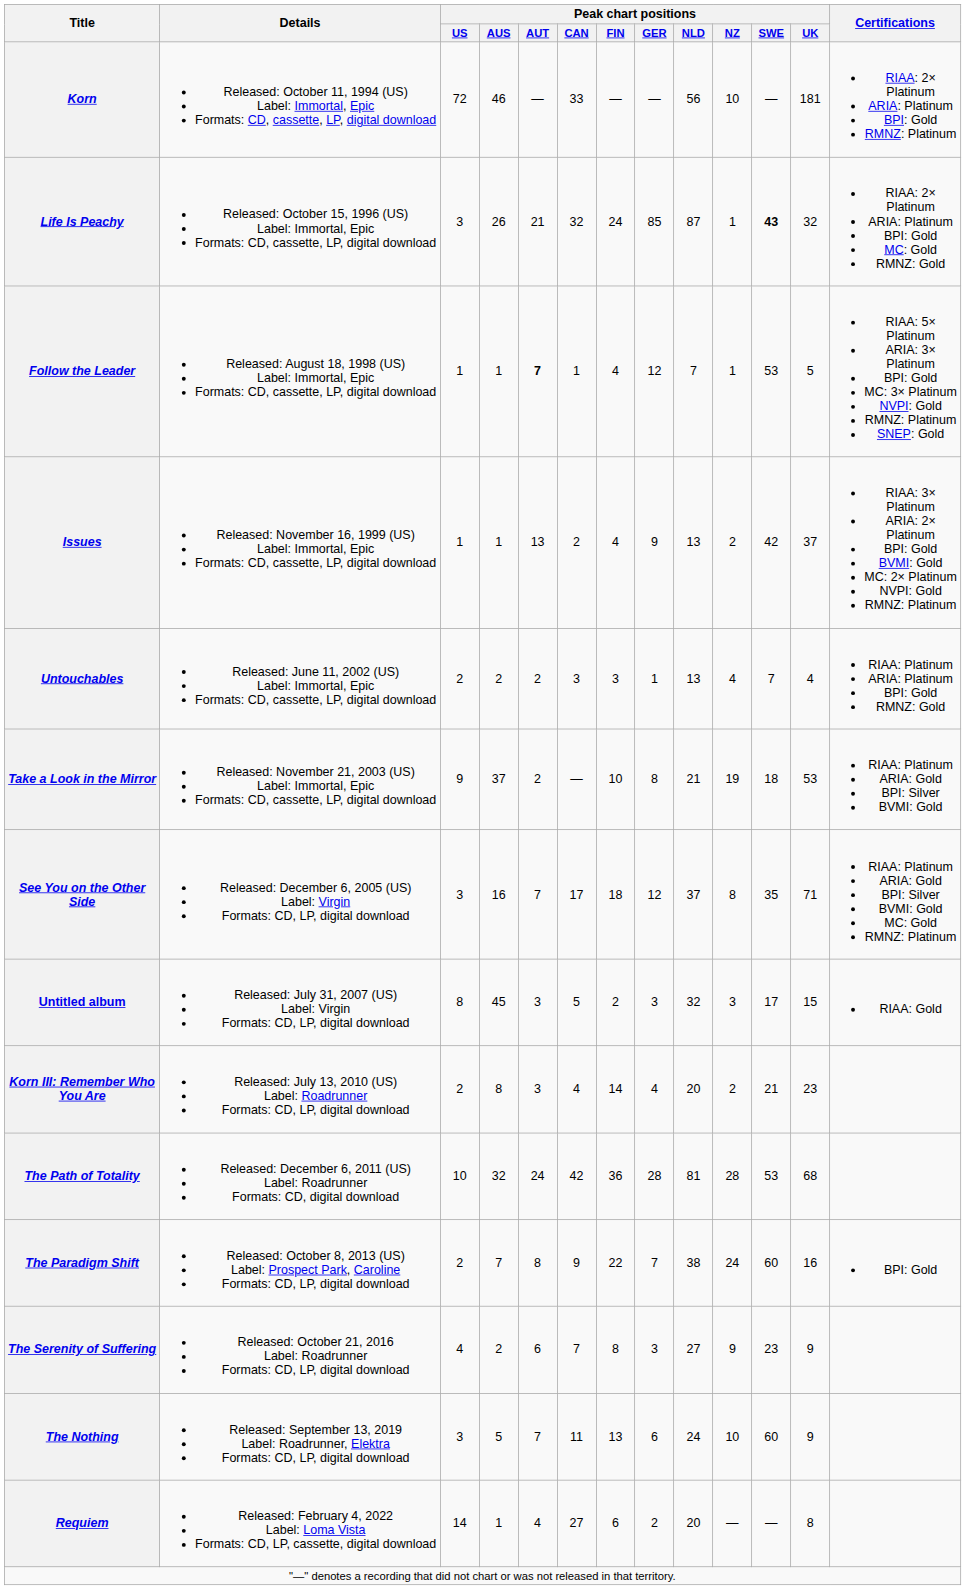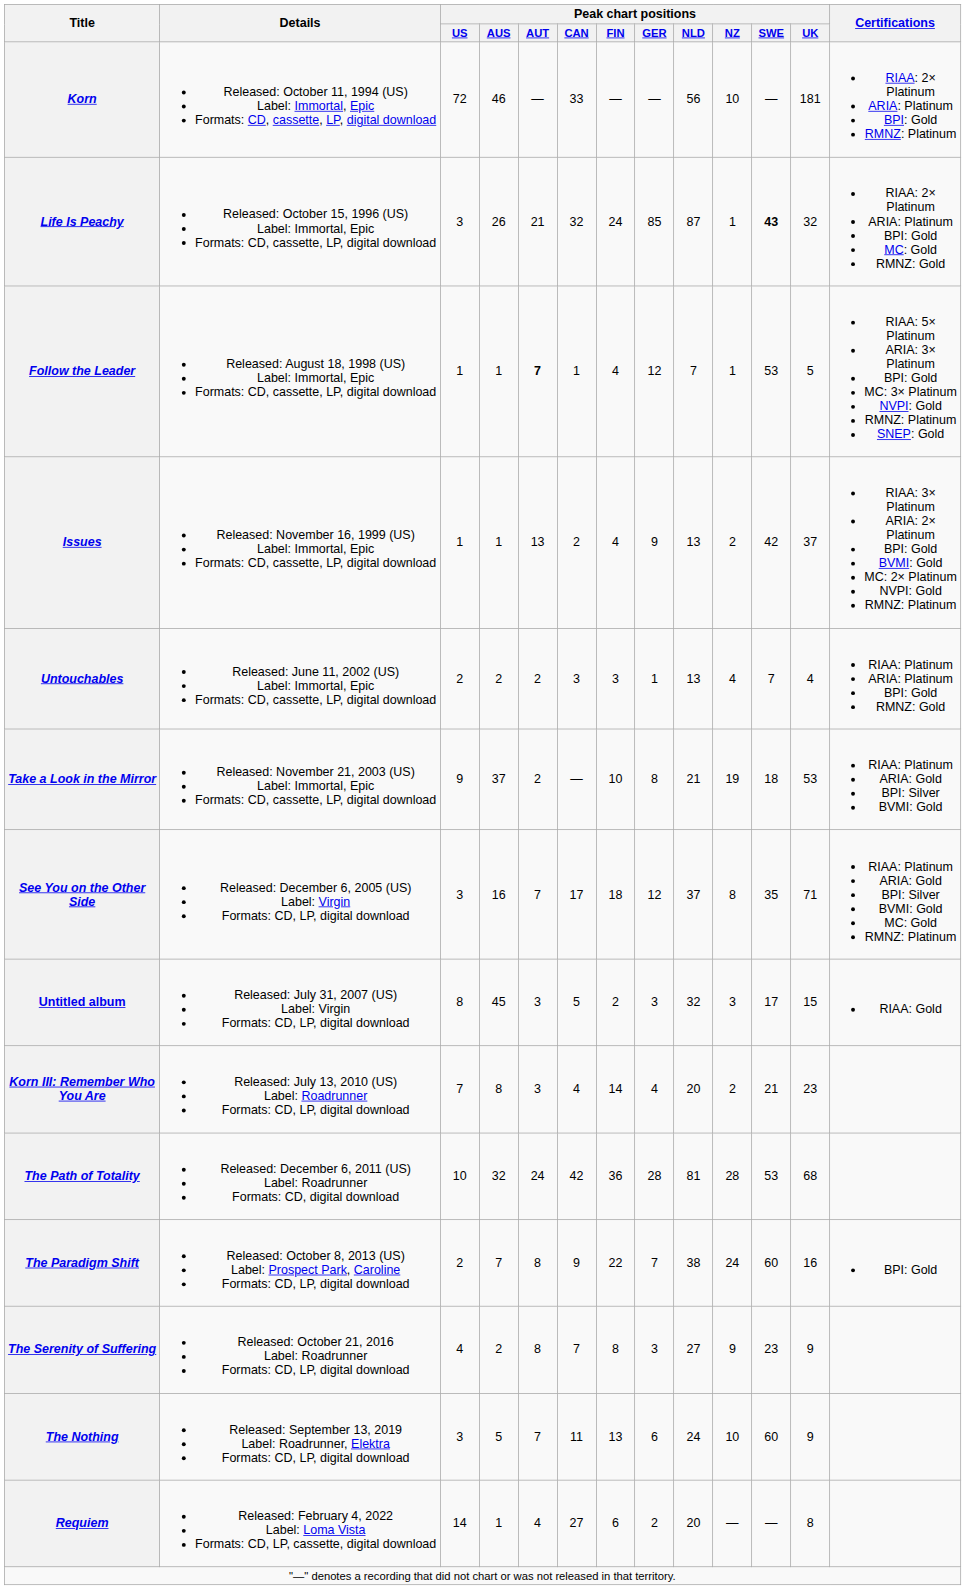(460, 1089) 2 -> (460, 1089) 7
(538, 1349) 6 -> (538, 1349) 8
